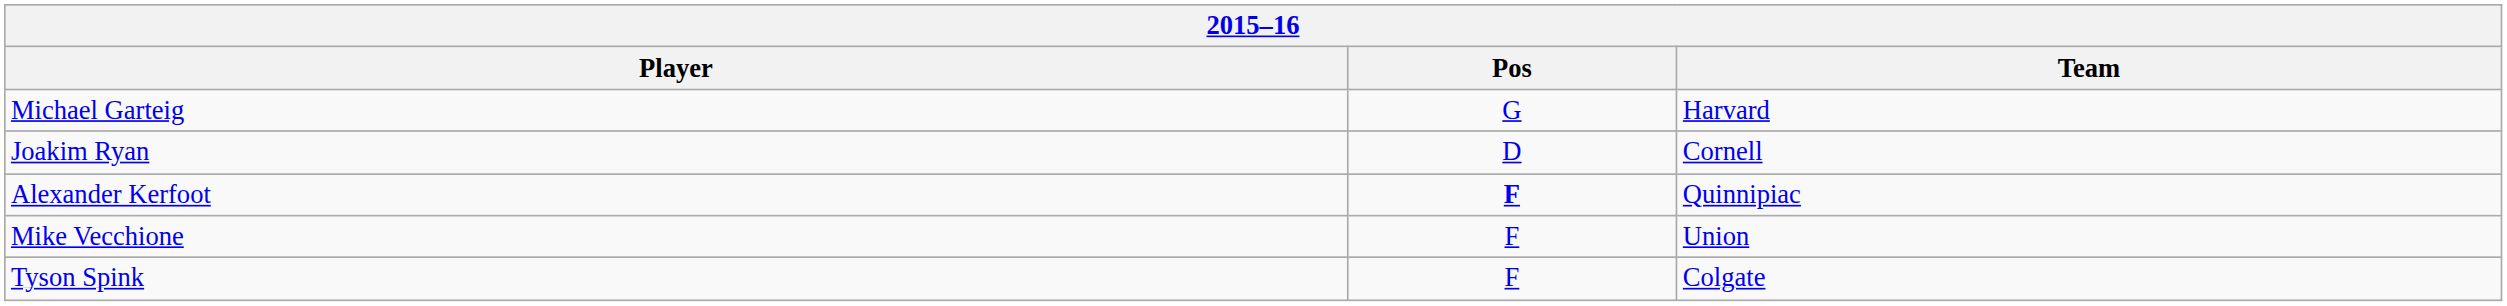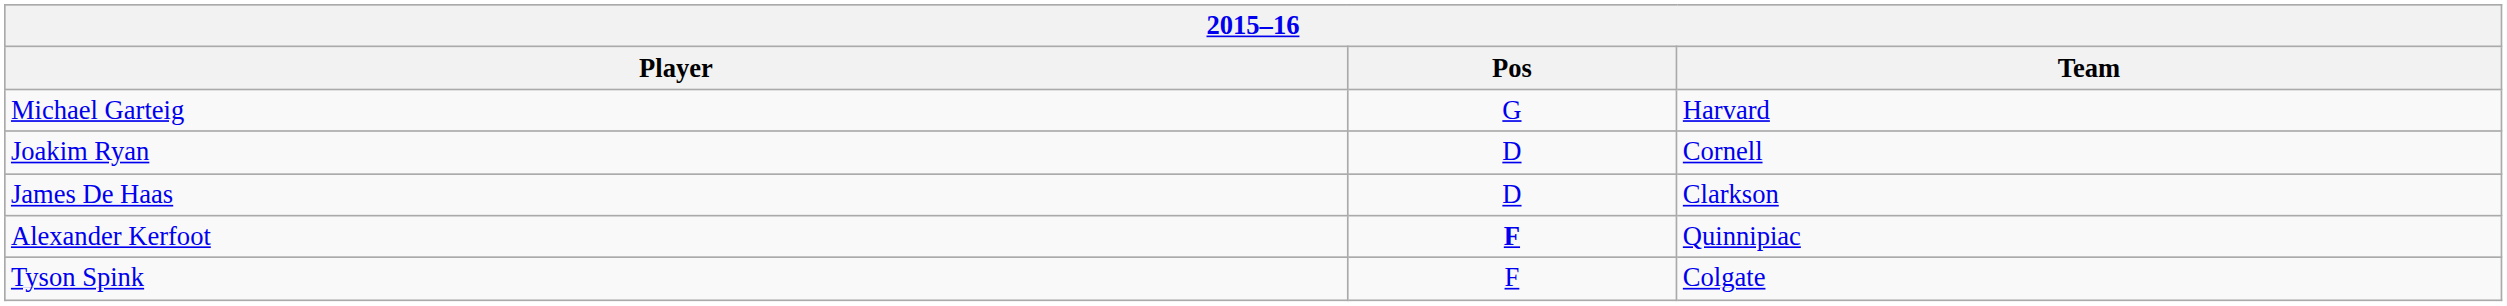+ row: (92, 194)
- row: (97, 236)
